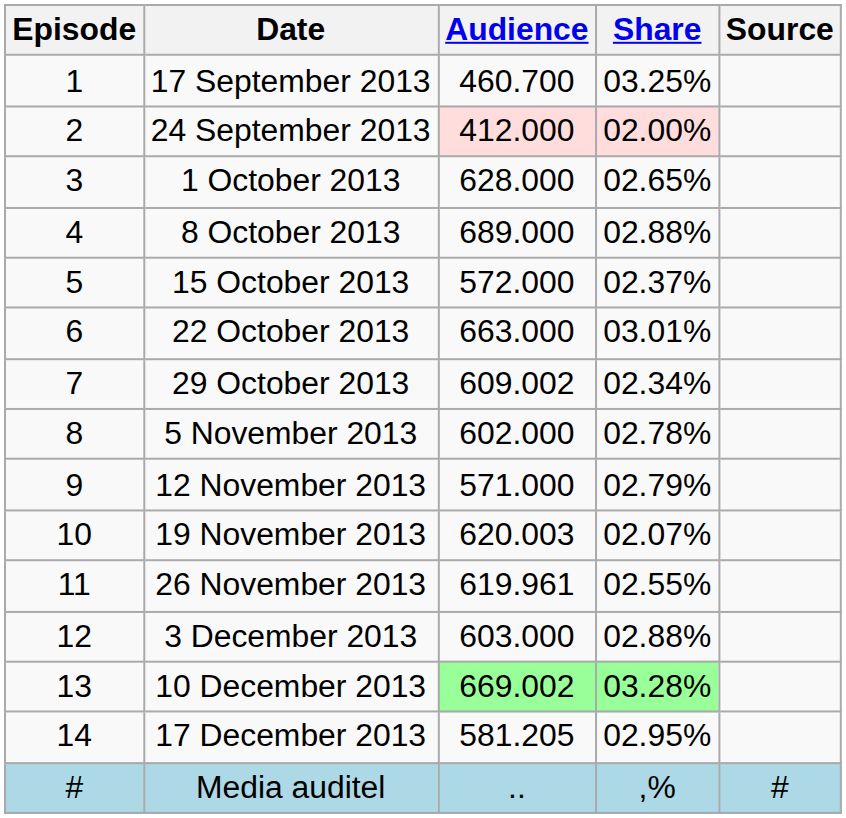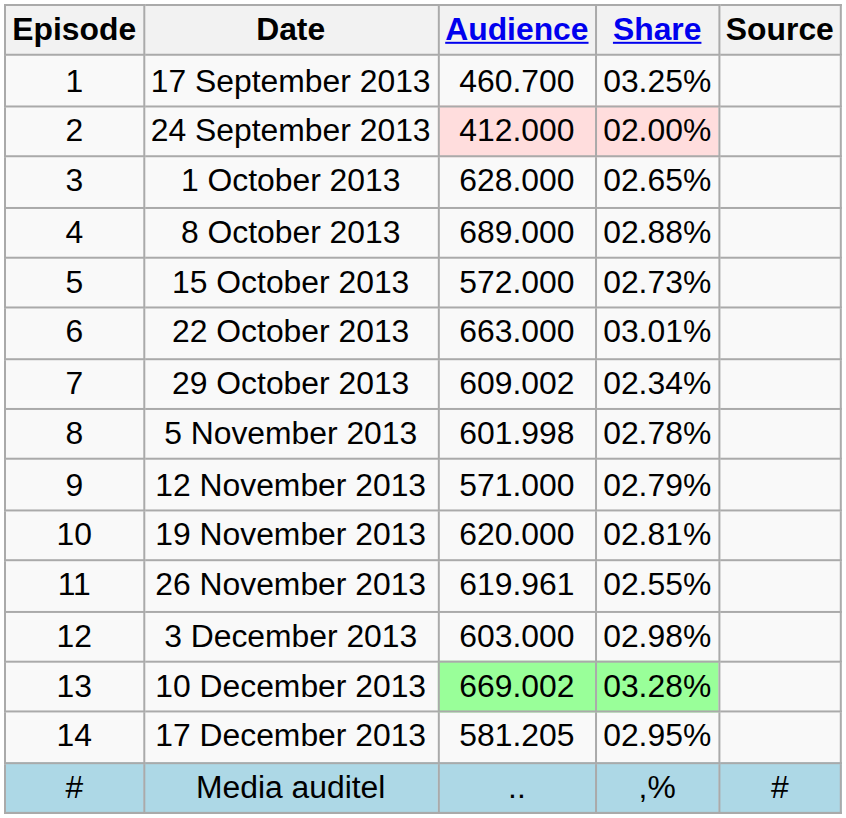(657, 282) 02.37% -> (657, 282) 02.73%
(517, 433) 602.000 -> (517, 433) 601.998
(517, 534) 620.003 -> (517, 534) 620.000
(657, 534) 02.07% -> (657, 534) 02.81%
(657, 635) 02.88% -> (657, 635) 02.98%
